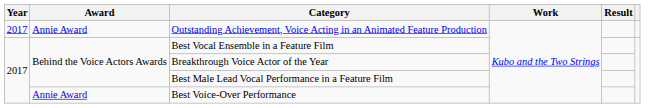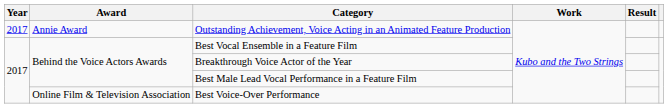(60, 95) Annie Award -> (111, 95) Online Film & Television Association
